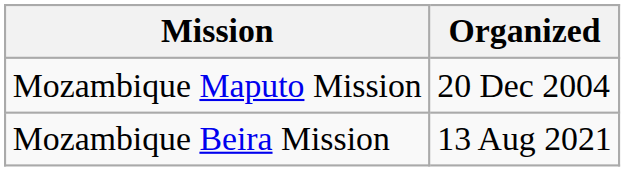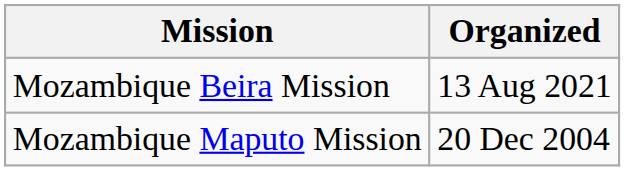rows swapped: (201, 138) <-> (217, 84)
